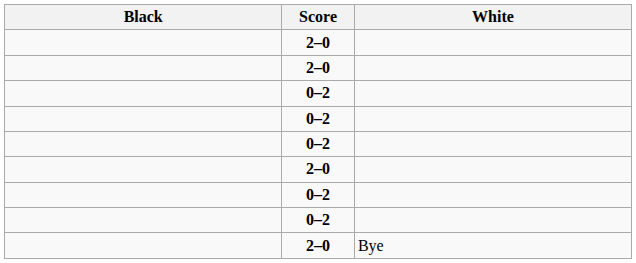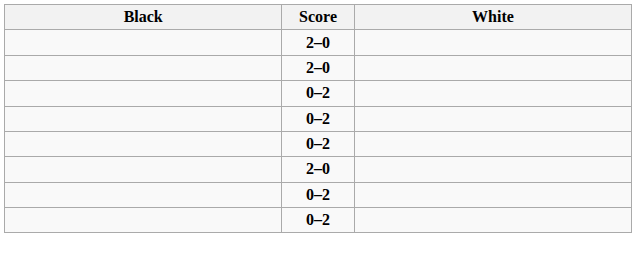- row: (318, 245)
